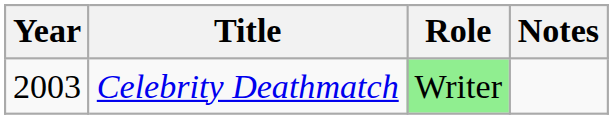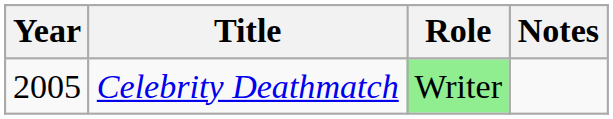(47, 85) 2003 -> (47, 85) 2005
